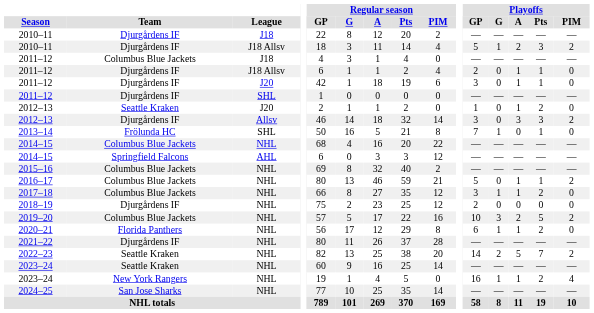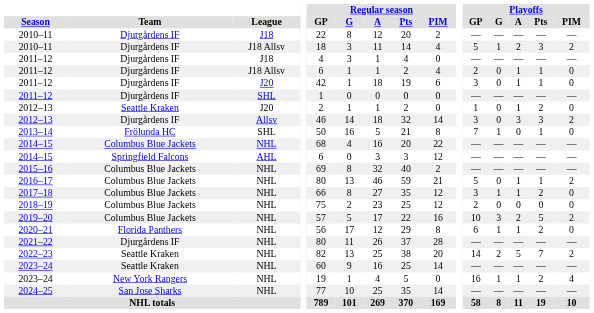(150, 59) Columbus Blue Jackets -> (150, 59) Djurgårdens IF
(150, 205) Djurgårdens IF -> (150, 205) Columbus Blue Jackets
